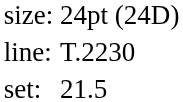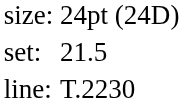rows swapped: (22, 89) <-> (28, 52)
